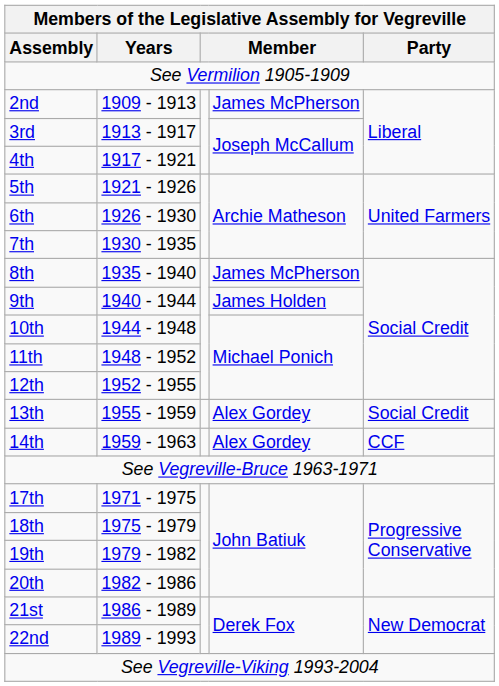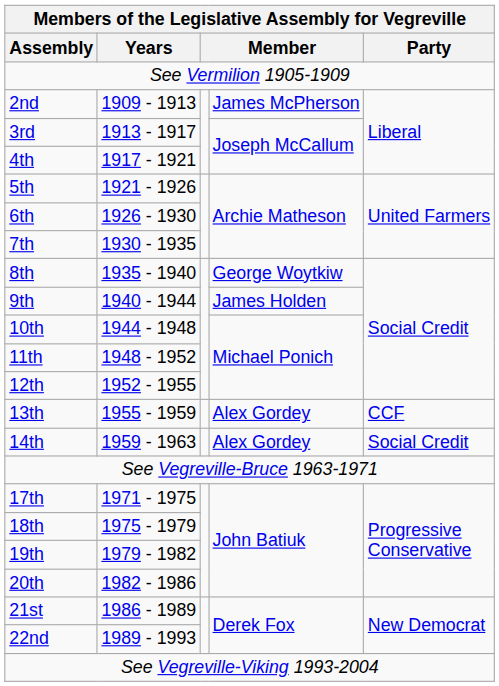(286, 272) James McPherson -> (278, 272) George Woytkiw
(418, 413) Social Credit -> (386, 413) CCF
(386, 441) CCF -> (418, 441) Social Credit
